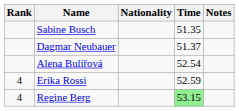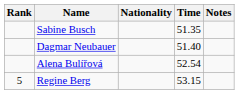(189, 47) 51.37 -> (189, 47) 51.40
- row: (62, 81)
(19, 98) 4 -> (19, 81) 5
(189, 98) lightgreen background -> (189, 81) no background
